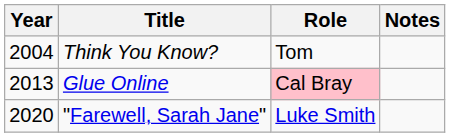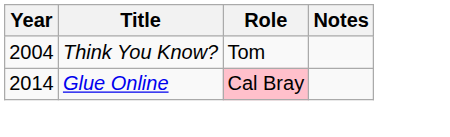(31, 83) 2013 -> (31, 83) 2014
- row: (165, 115)
